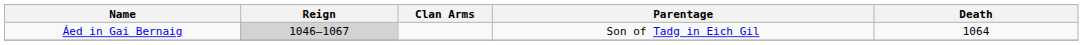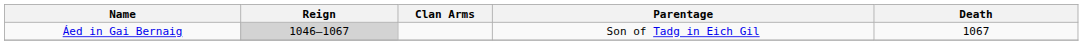(976, 31) 1064 -> (976, 31) 1067
